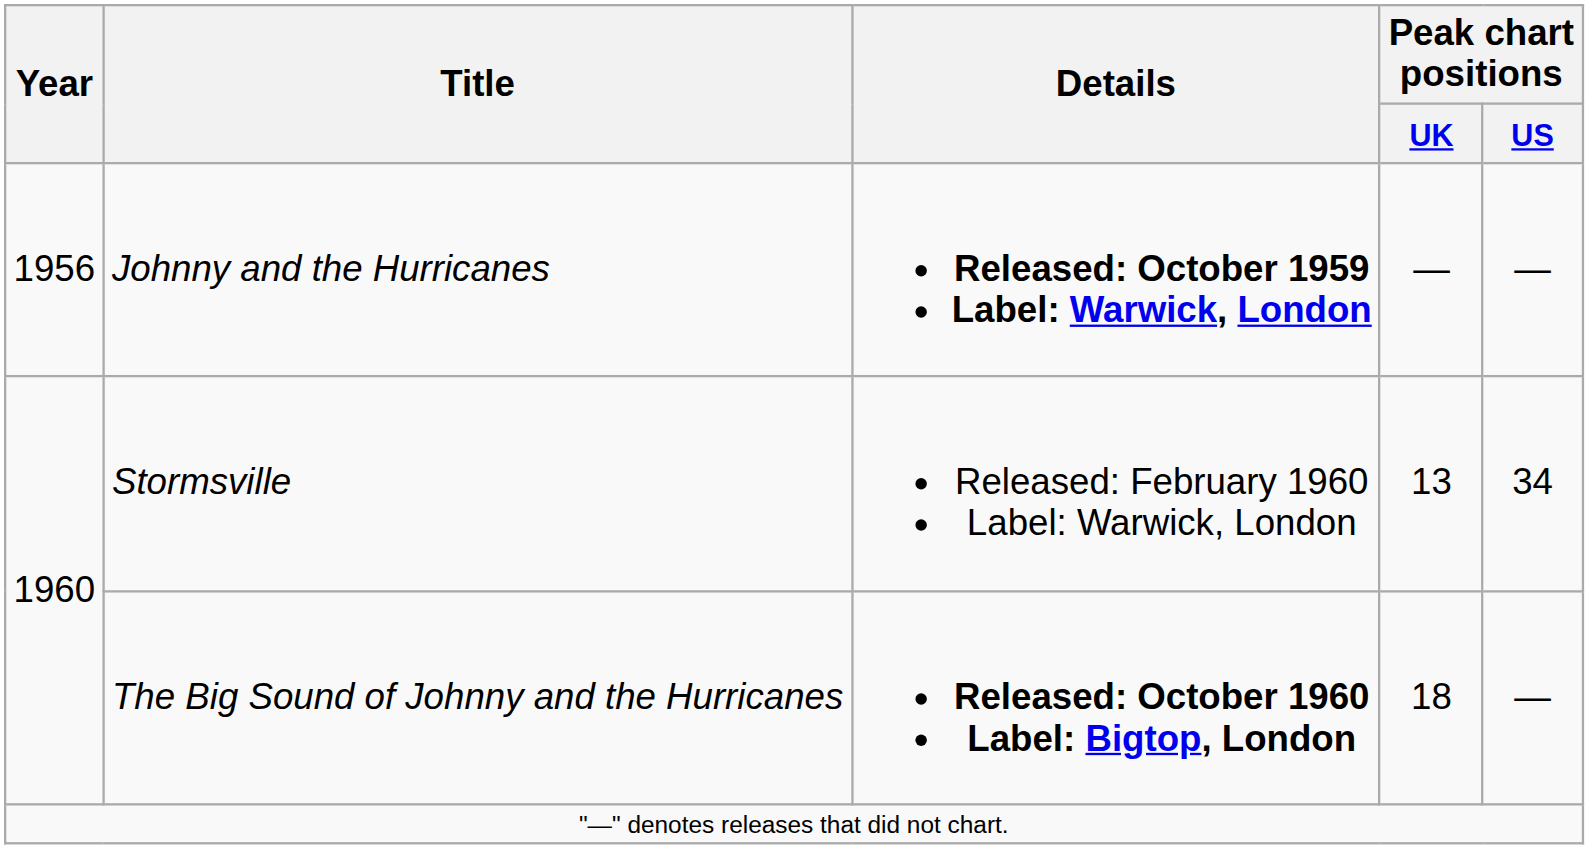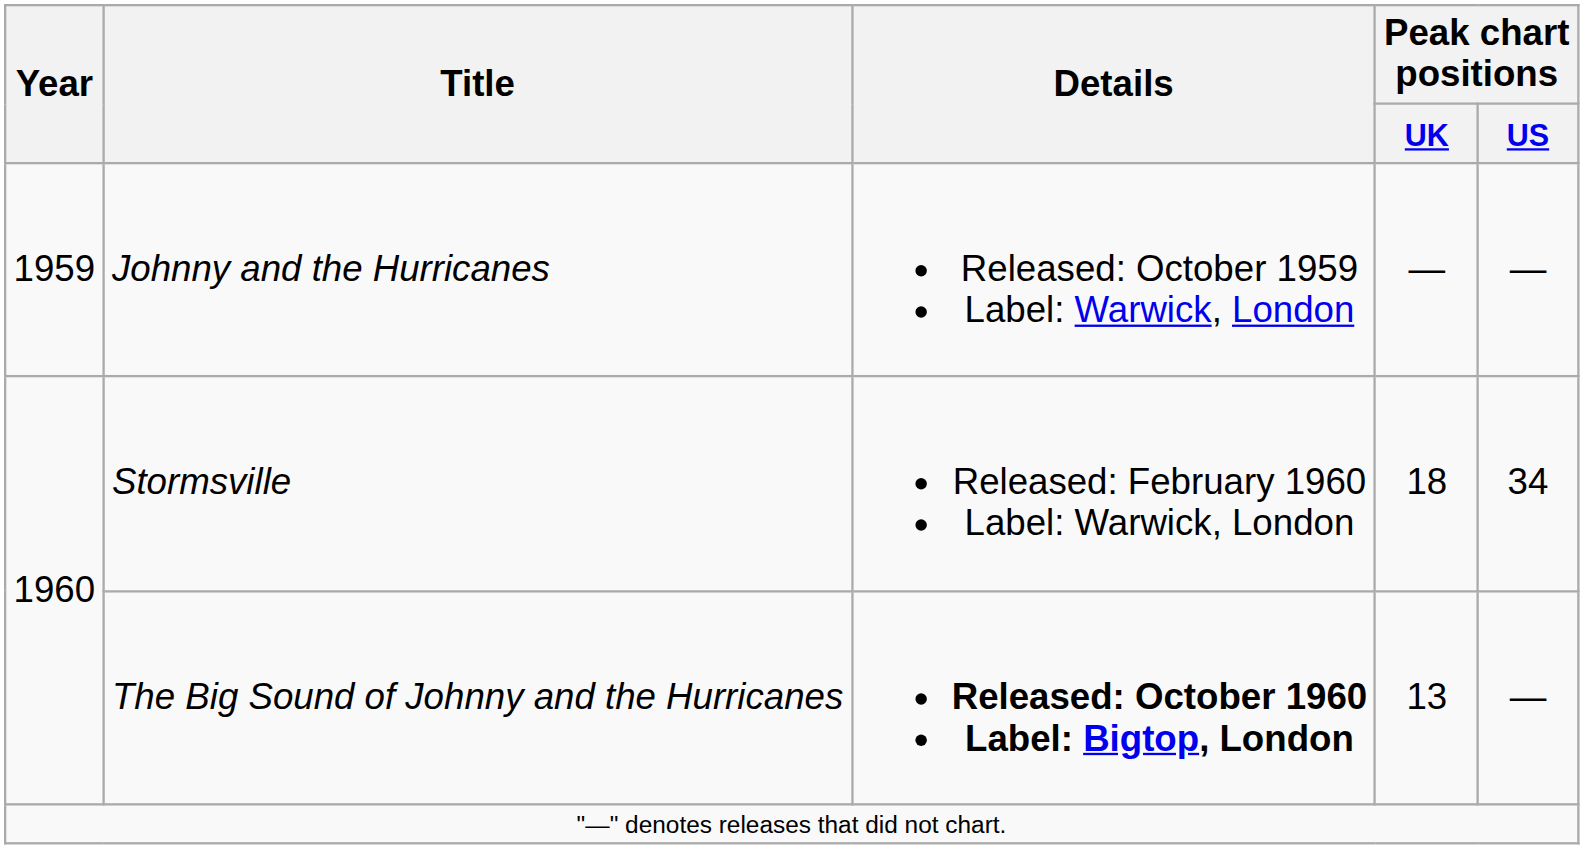(54, 268) 1956 -> (54, 268) 1959
(1116, 290) bold -> (1114, 290) normal
(1431, 482) 13 -> (1427, 482) 18
(1431, 696) 18 -> (1427, 696) 13
